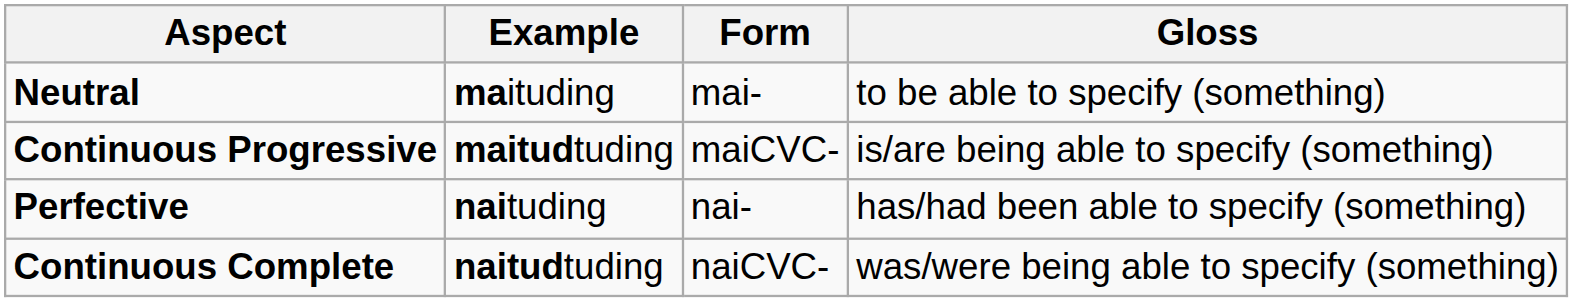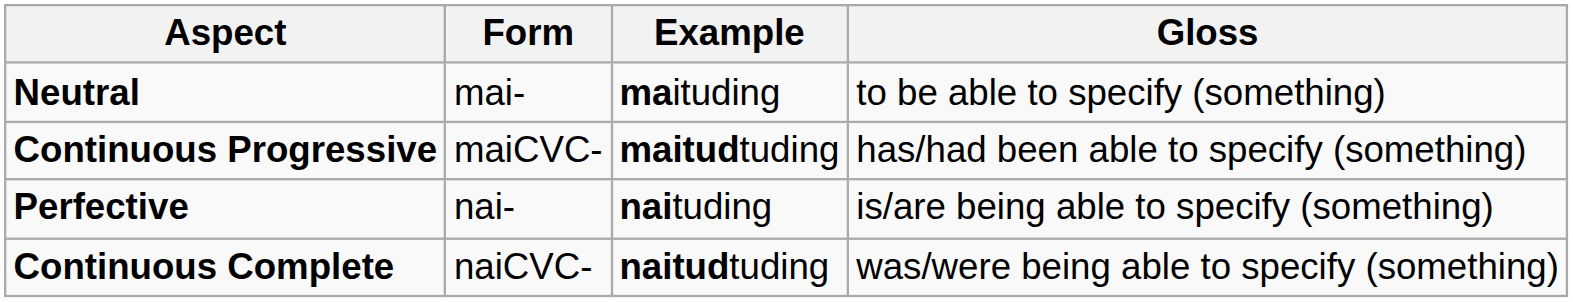columns swapped: (765, 33) <-> (564, 33)
(1175, 149) is/are being able to specify (something) -> (1191, 149) has/had been able to specify (something)
(1191, 207) has/had been able to specify (something) -> (1175, 207) is/are being able to specify (something)
